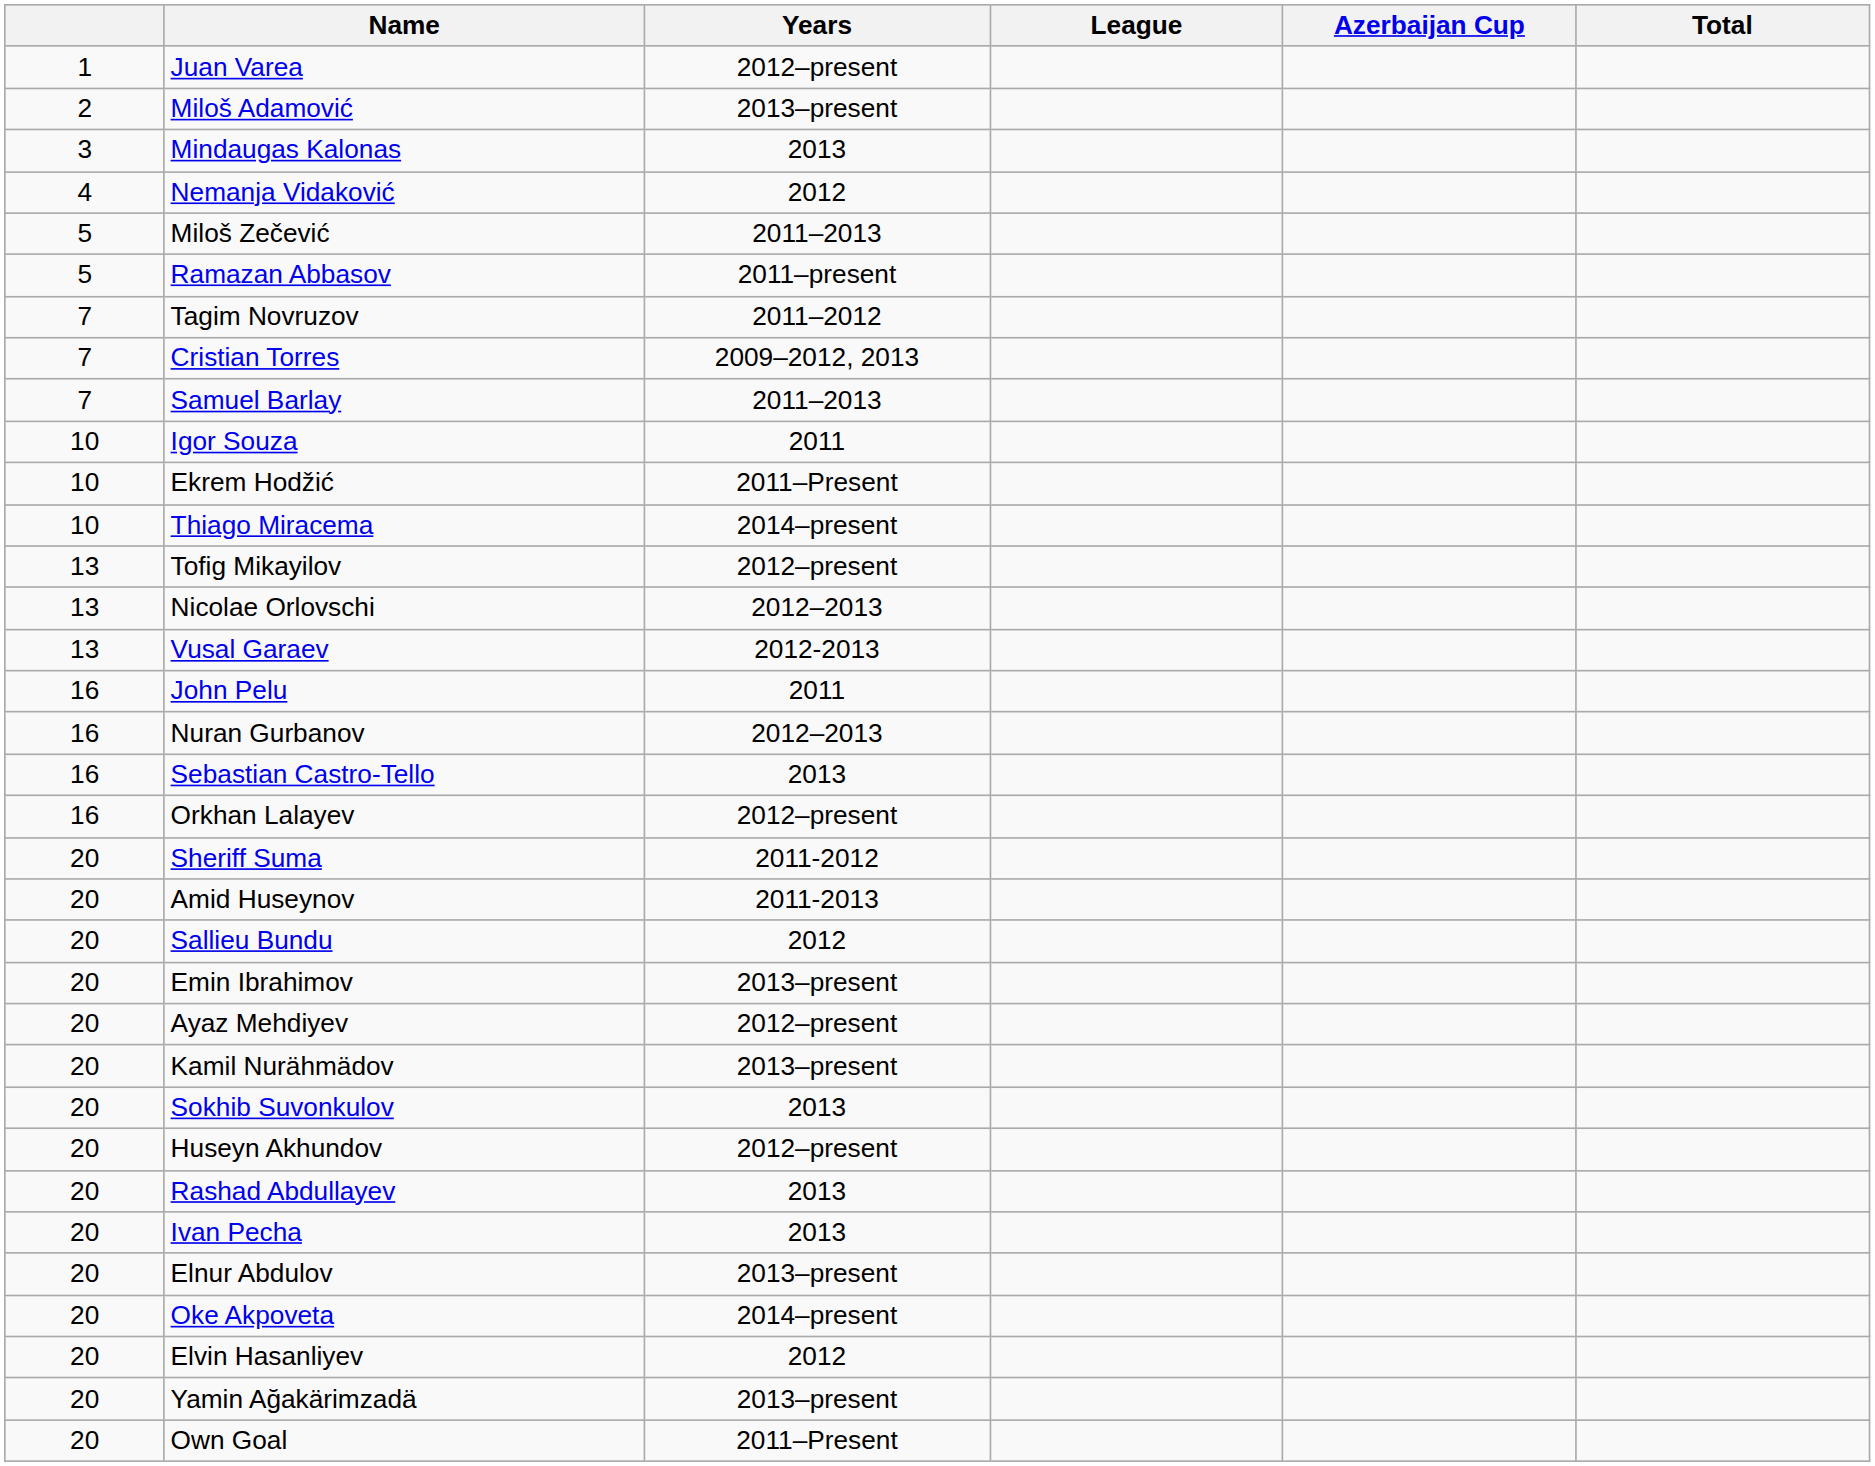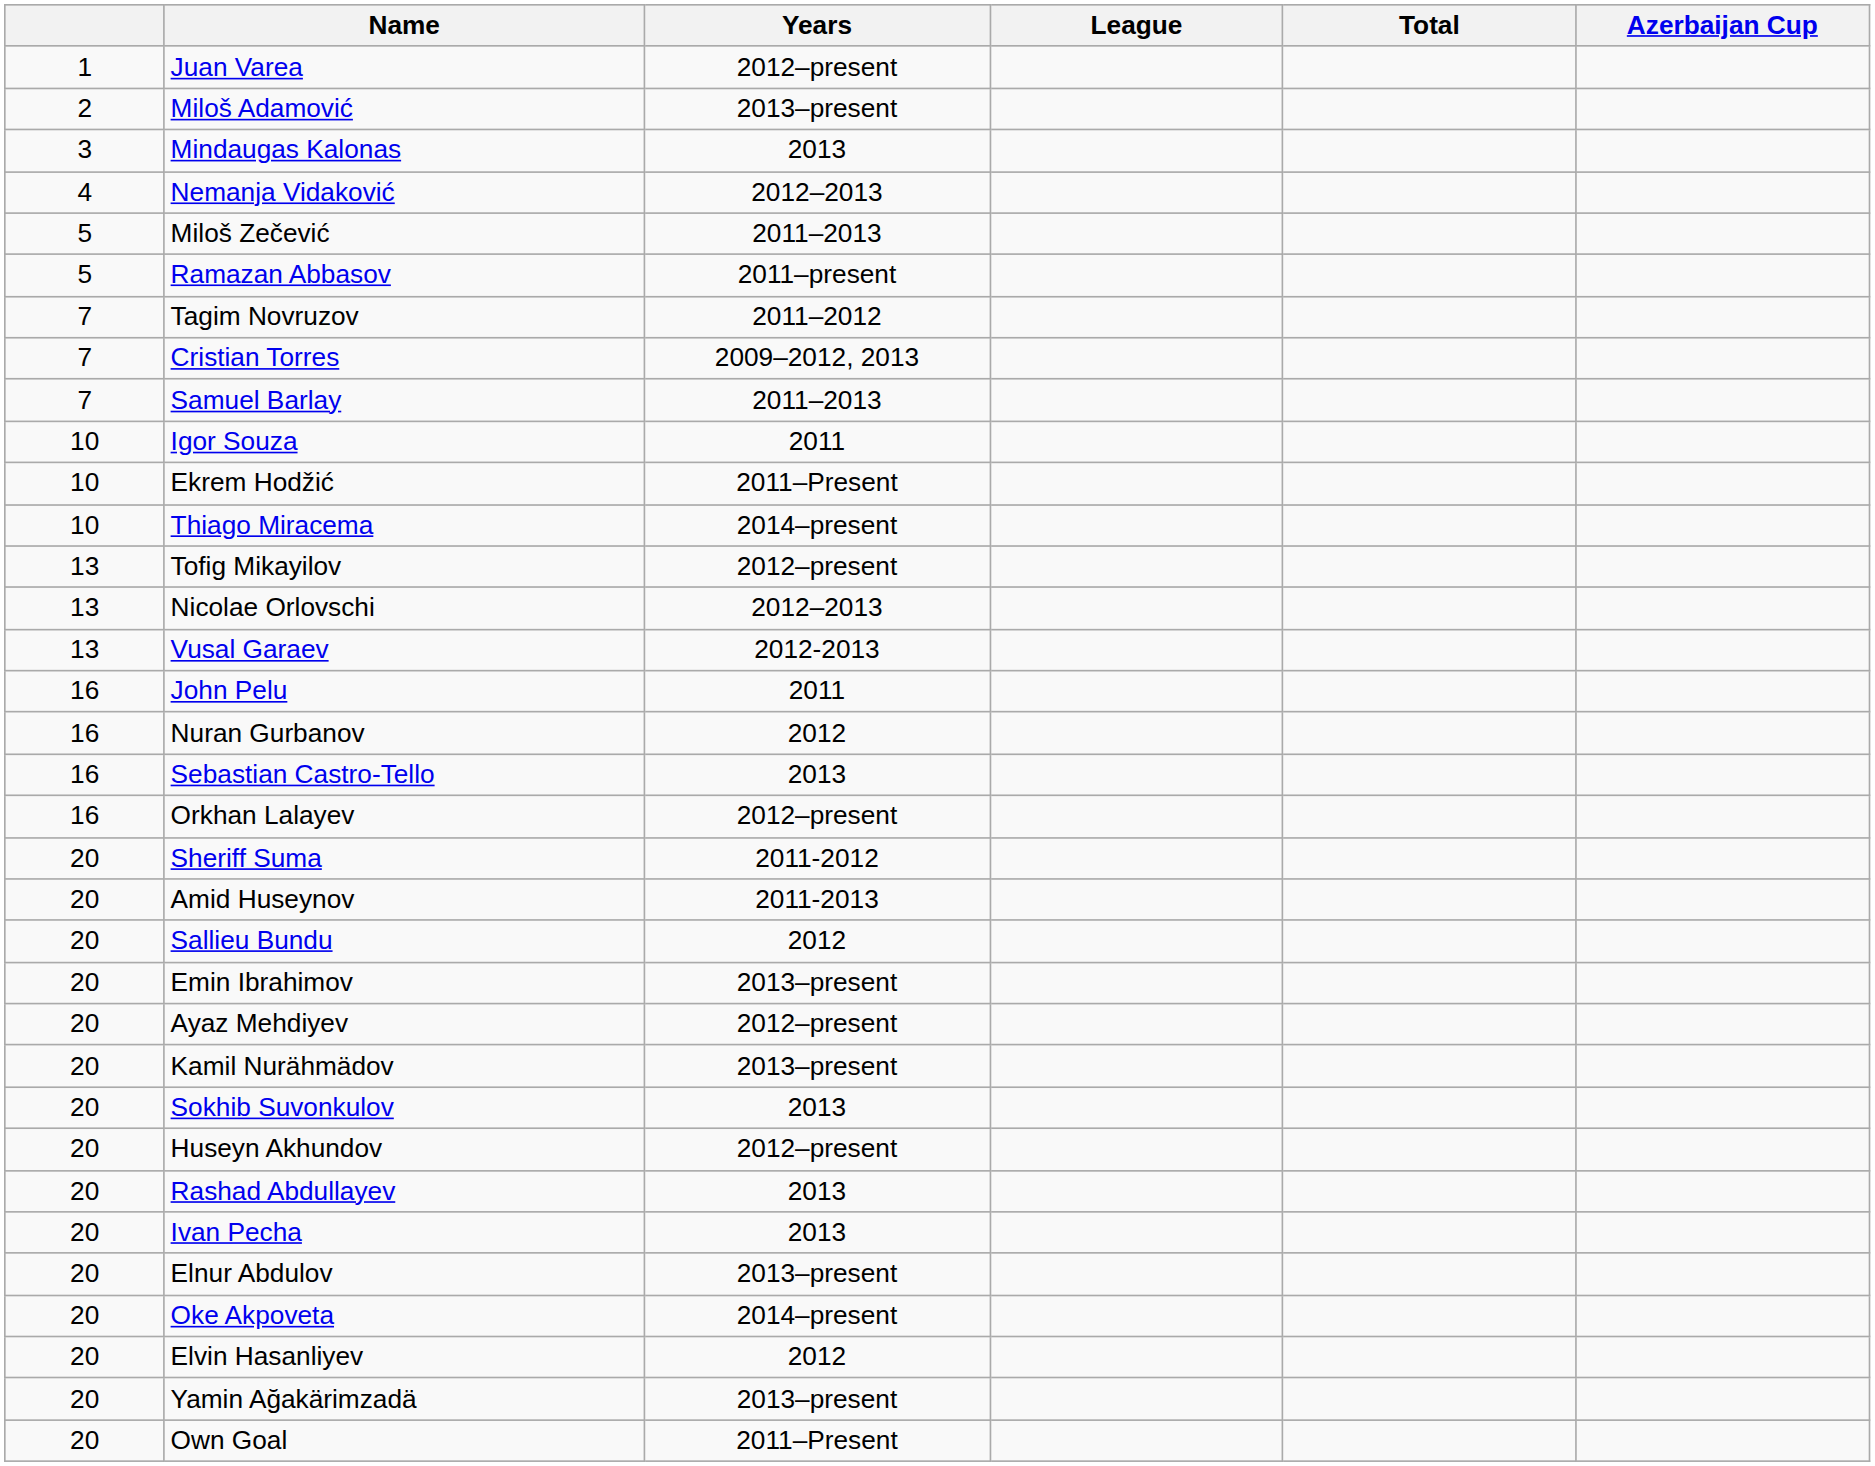columns swapped: (1429, 25) <-> (1722, 25)
(817, 191) 2012 -> (817, 191) 2012–2013
(817, 732) 2012–2013 -> (817, 732) 2012
